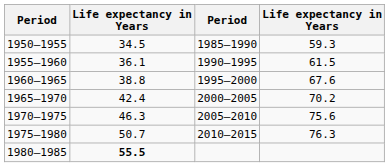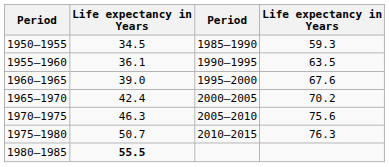(322, 62) 61.5 -> (322, 62) 63.5
(132, 80) 38.8 -> (132, 80) 39.0
